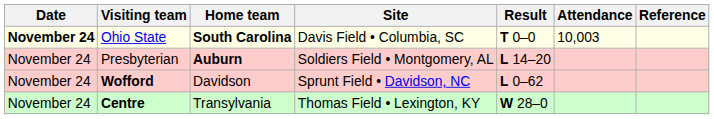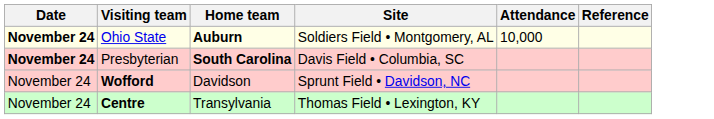- column: (525, 16)
(242, 37) South Carolina -> (218, 37) Auburn
(381, 37) Davis Field • Columbia, SC -> (396, 37) Soldiers Field • Montgomery, AL
(578, 37) 10,003 -> (521, 37) 10,000
(49, 59) normal -> (51, 59) bold
(218, 59) Auburn -> (242, 59) South Carolina
(396, 59) Soldiers Field • Montgomery, AL -> (381, 59) Davis Field • Columbia, SC
